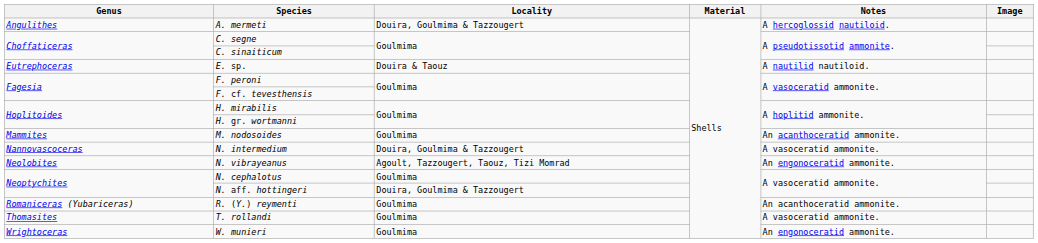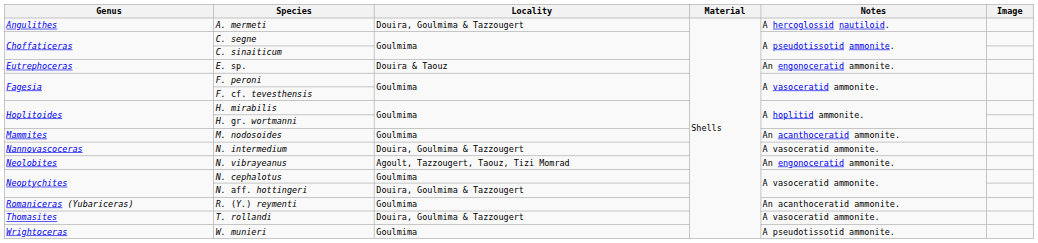(816, 66) A nautilid nautiloid. -> (829, 66) An engonoceratid ammonite.
(397, 218) Goulmima -> (450, 218) Douira, Goulmima & Tazzougert
(829, 232) An engonoceratid ammonite. -> (829, 232) A pseudotissotid ammonite.
